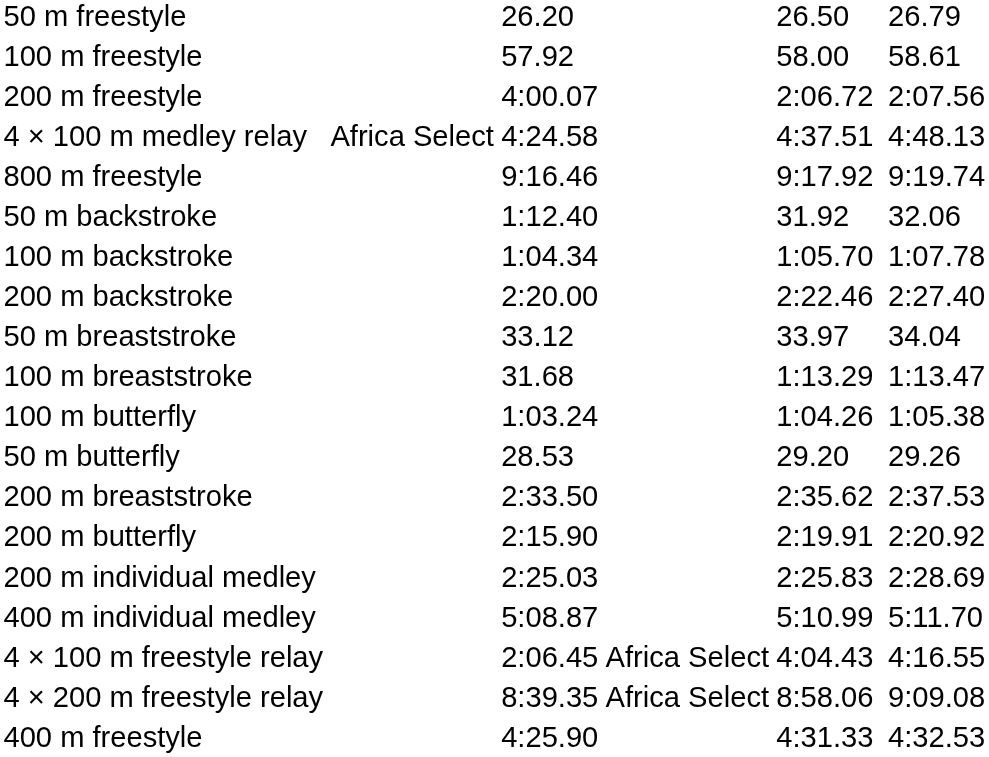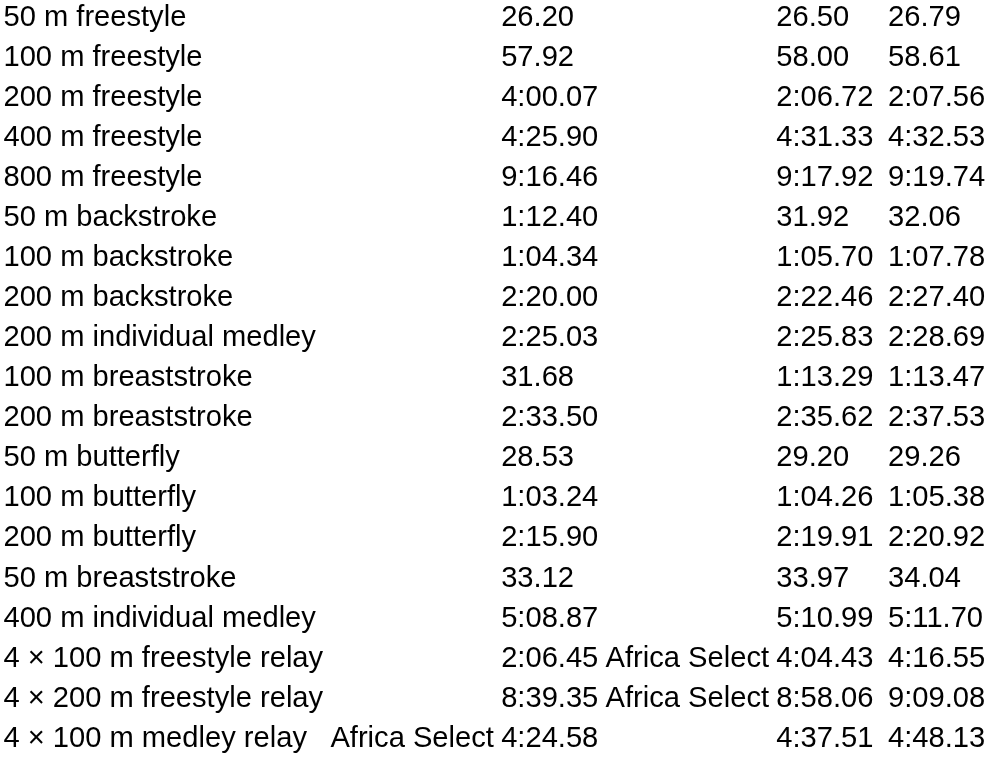rows swapped: (103, 737) <-> (155, 136)
rows swapped: (120, 336) <-> (160, 576)
rows swapped: (128, 496) <-> (100, 416)
